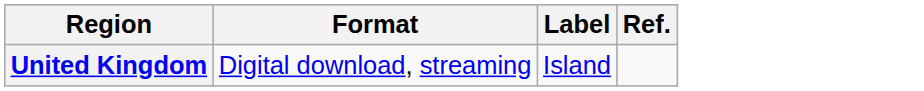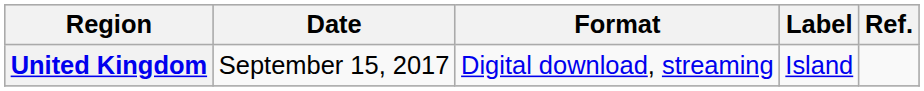+ column: (334, 24)
